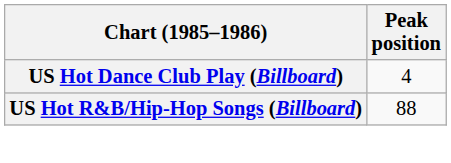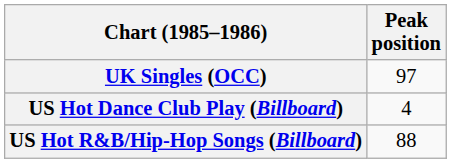+ row: (186, 76)
